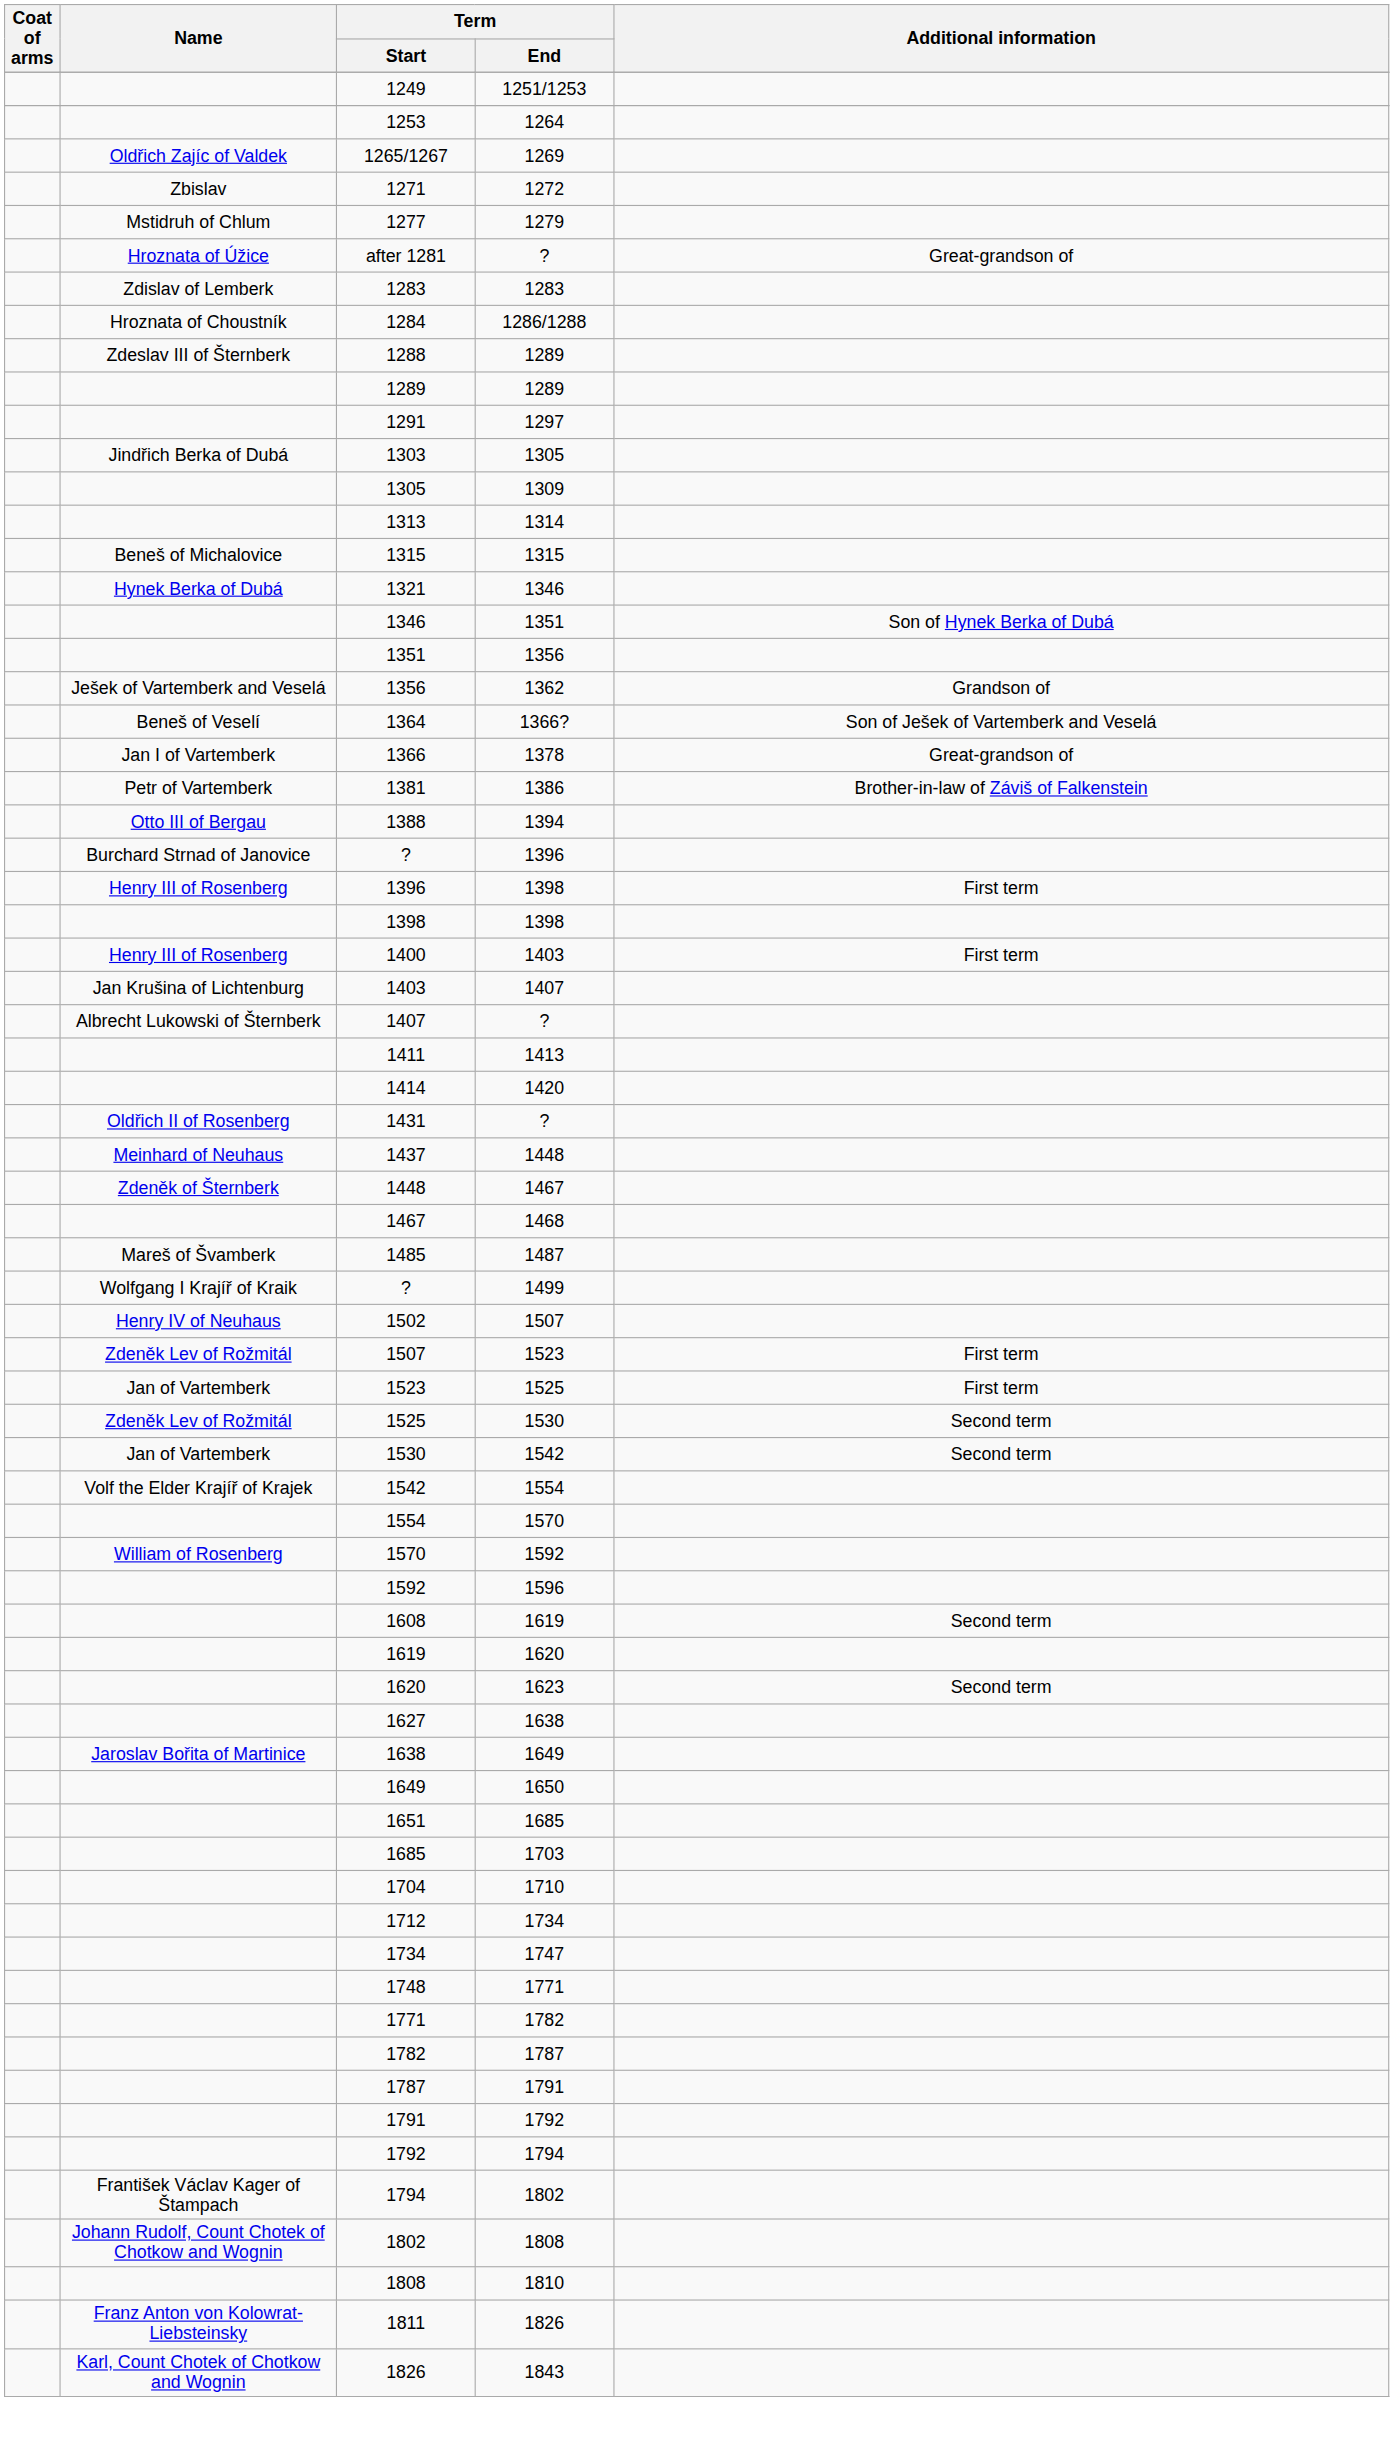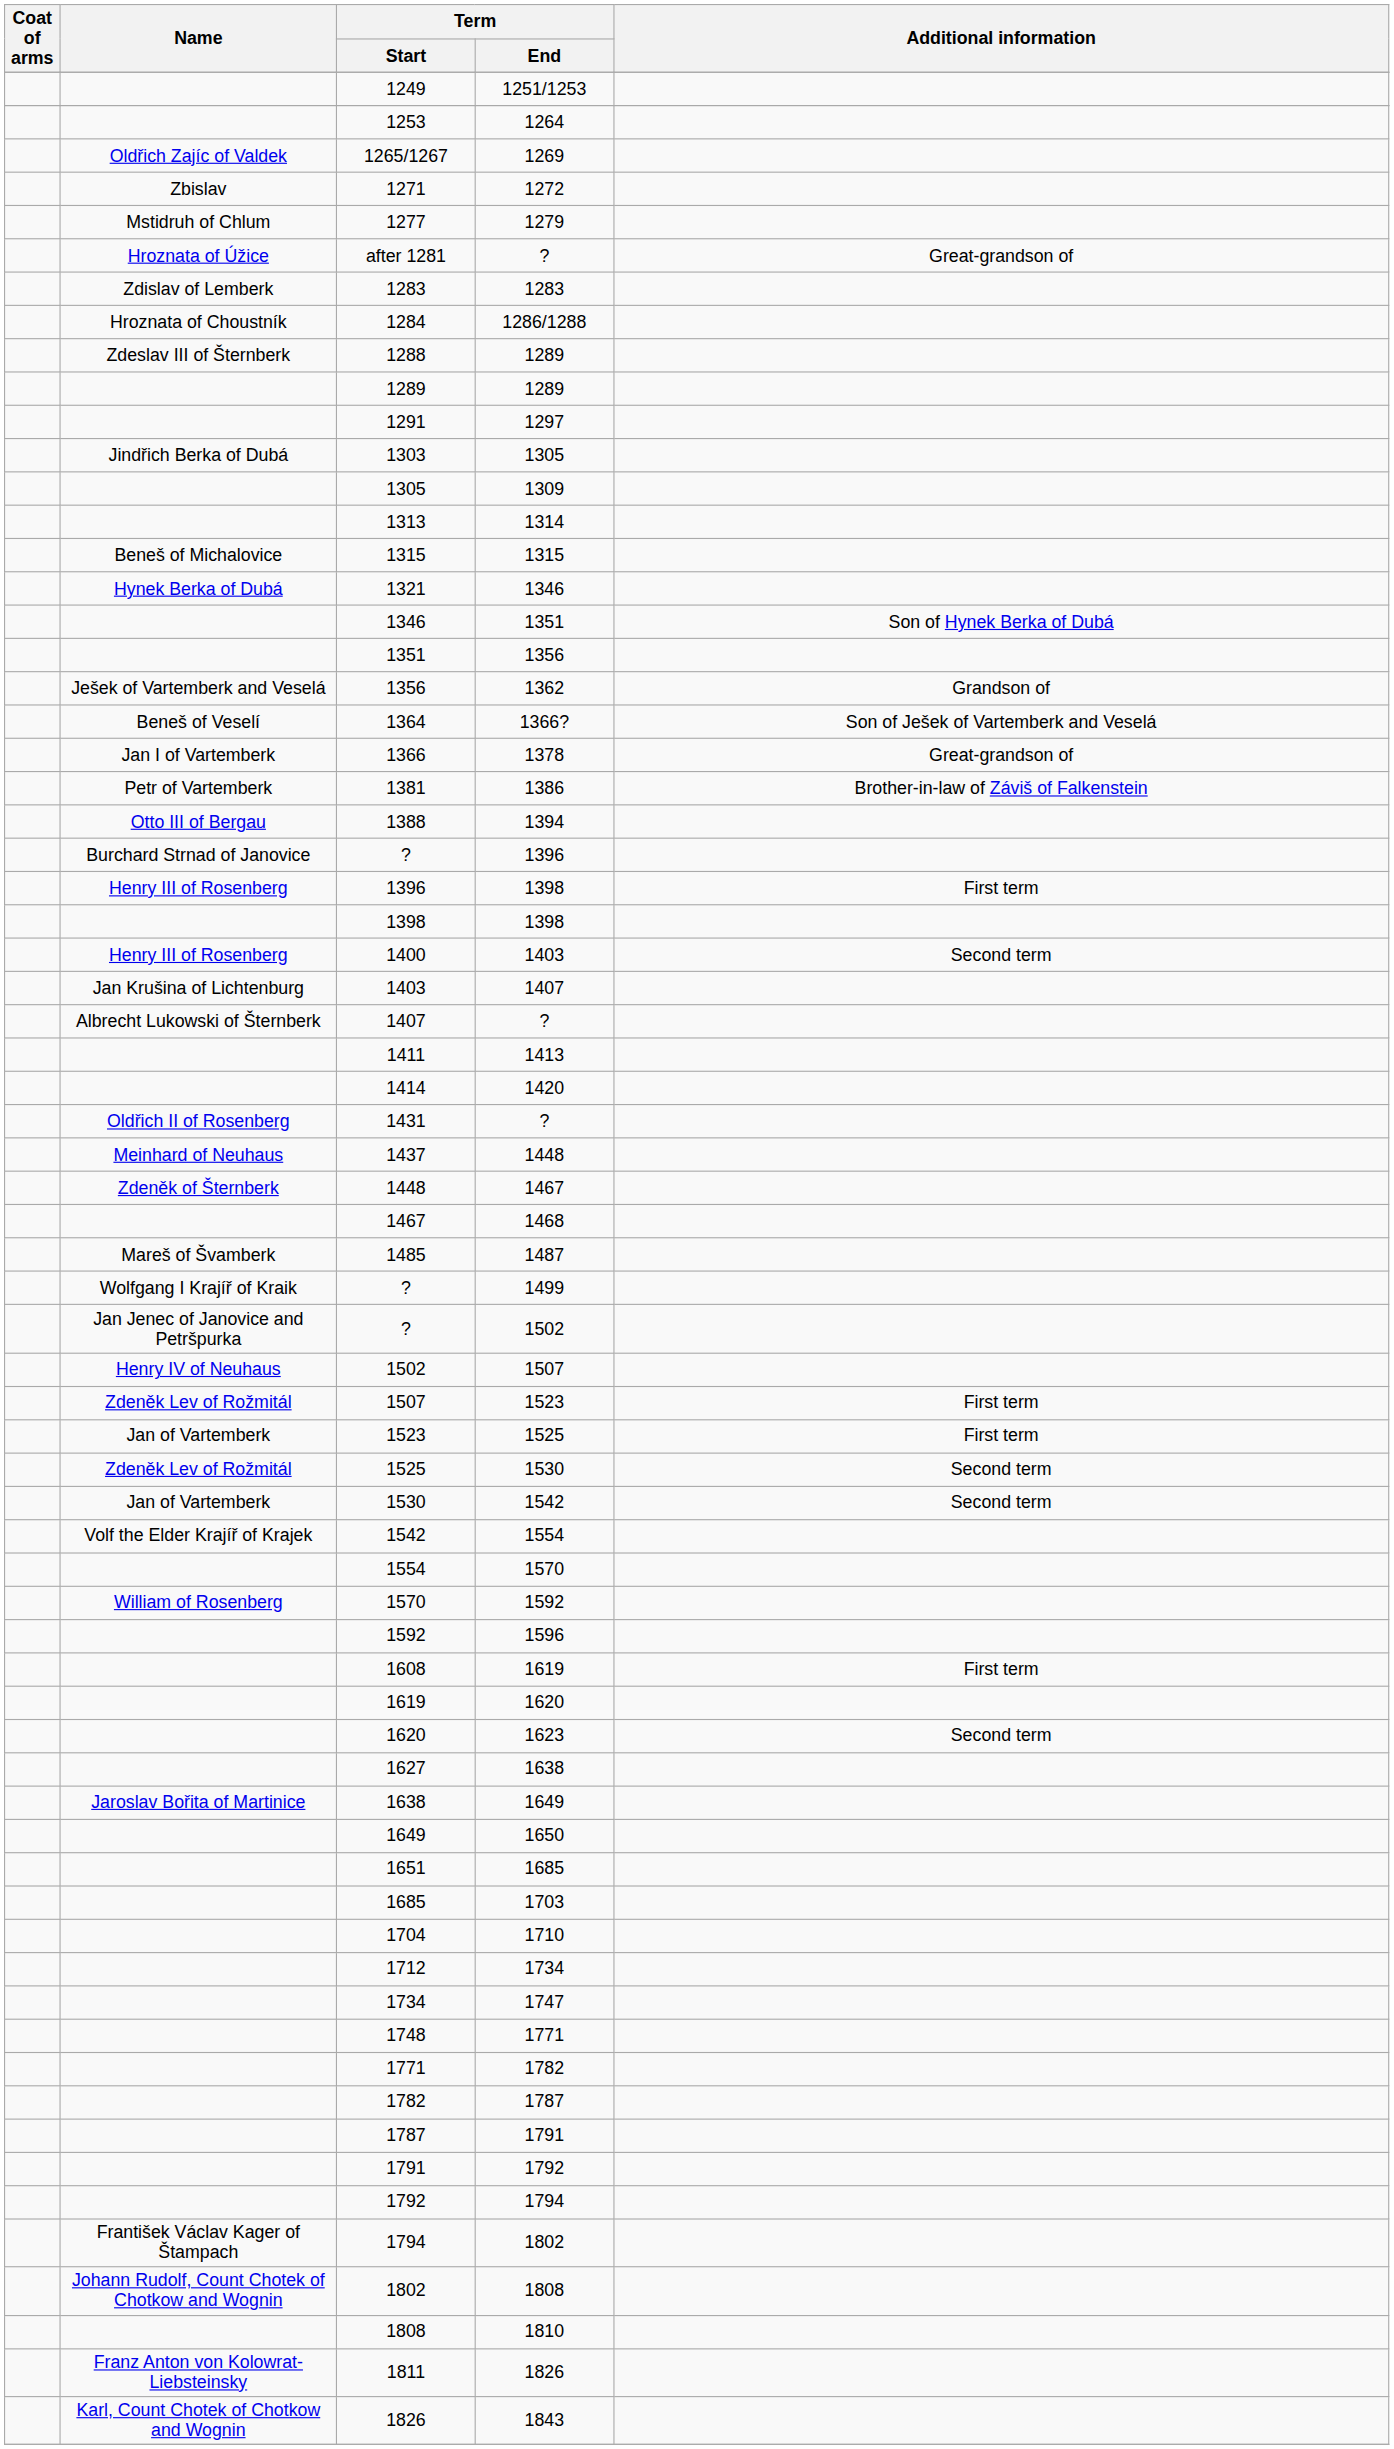(1001, 955) First term -> (1001, 955) Second term
+ row: (406, 1328)
(1001, 1621) Second term -> (1001, 1669) First term
